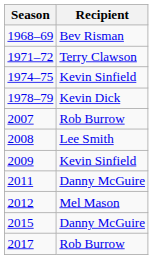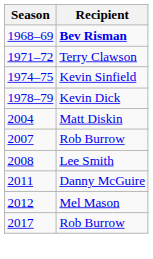(92, 35) normal -> (93, 35) bold
+ row: (21, 118)
- row: (21, 160)
- row: (21, 222)
